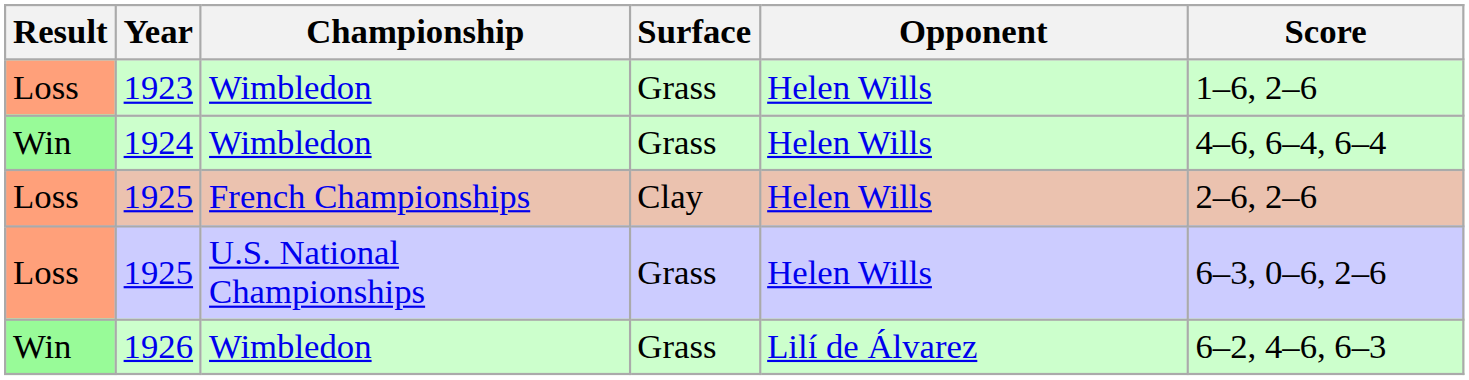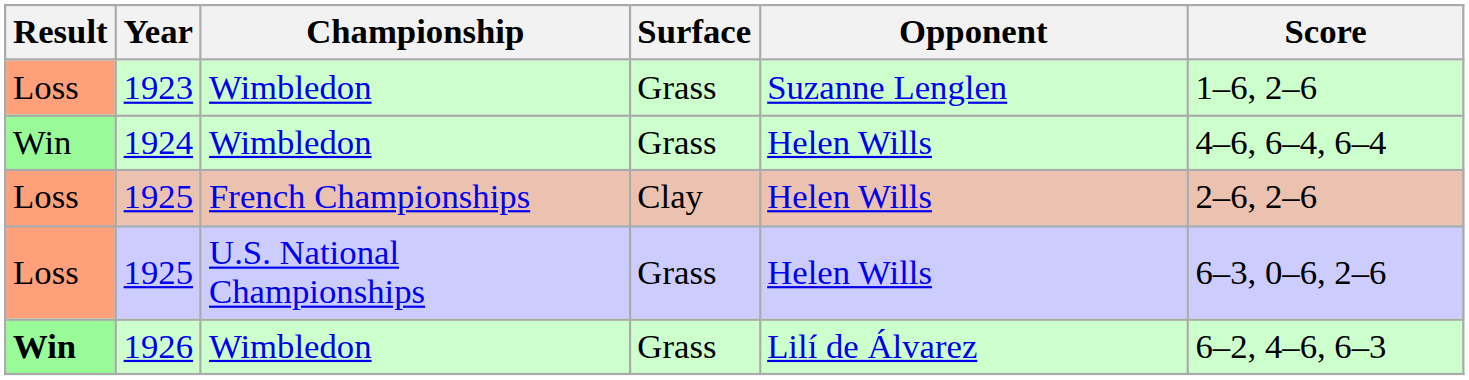(850, 87) Helen Wills -> (887, 87) Suzanne Lenglen
(42, 346) normal -> (45, 346) bold
